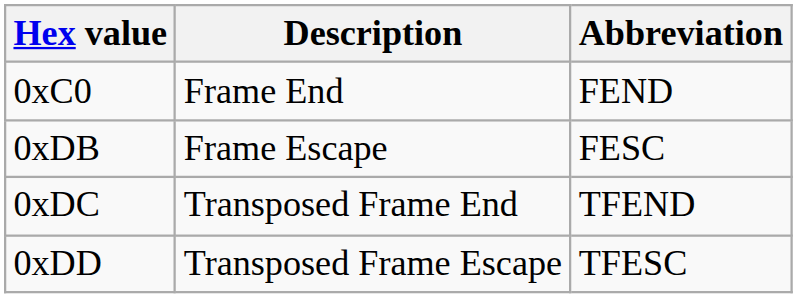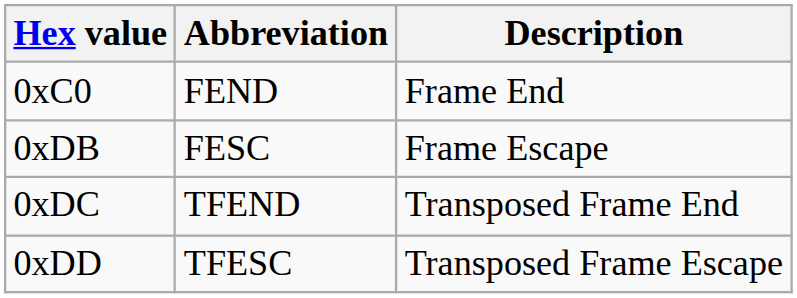columns swapped: (681, 33) <-> (373, 33)
